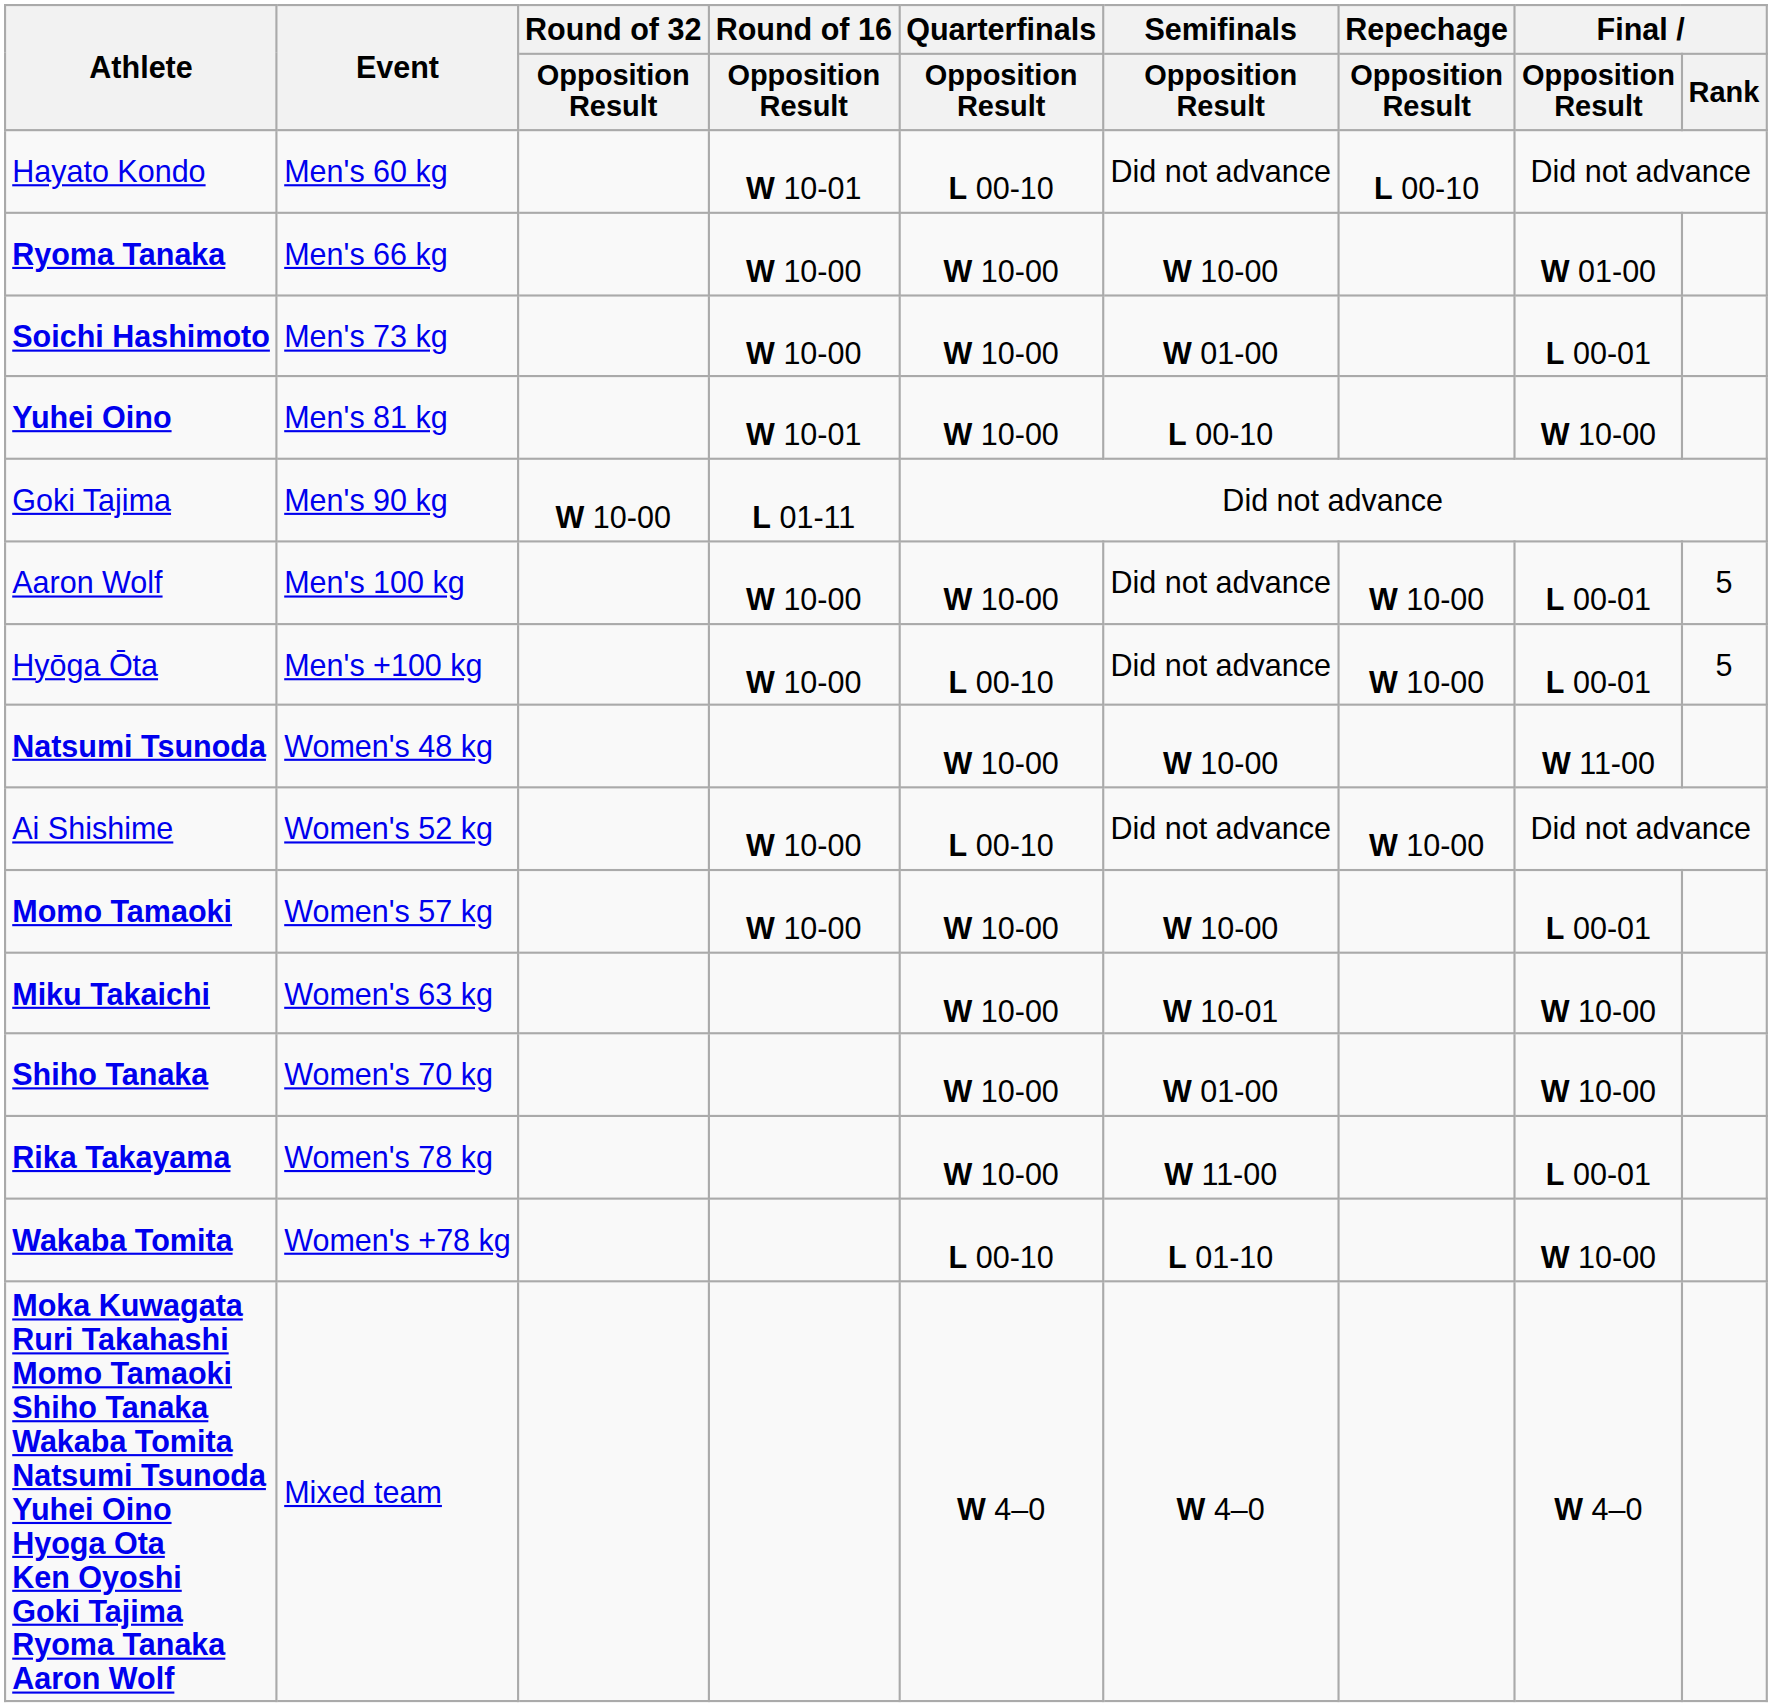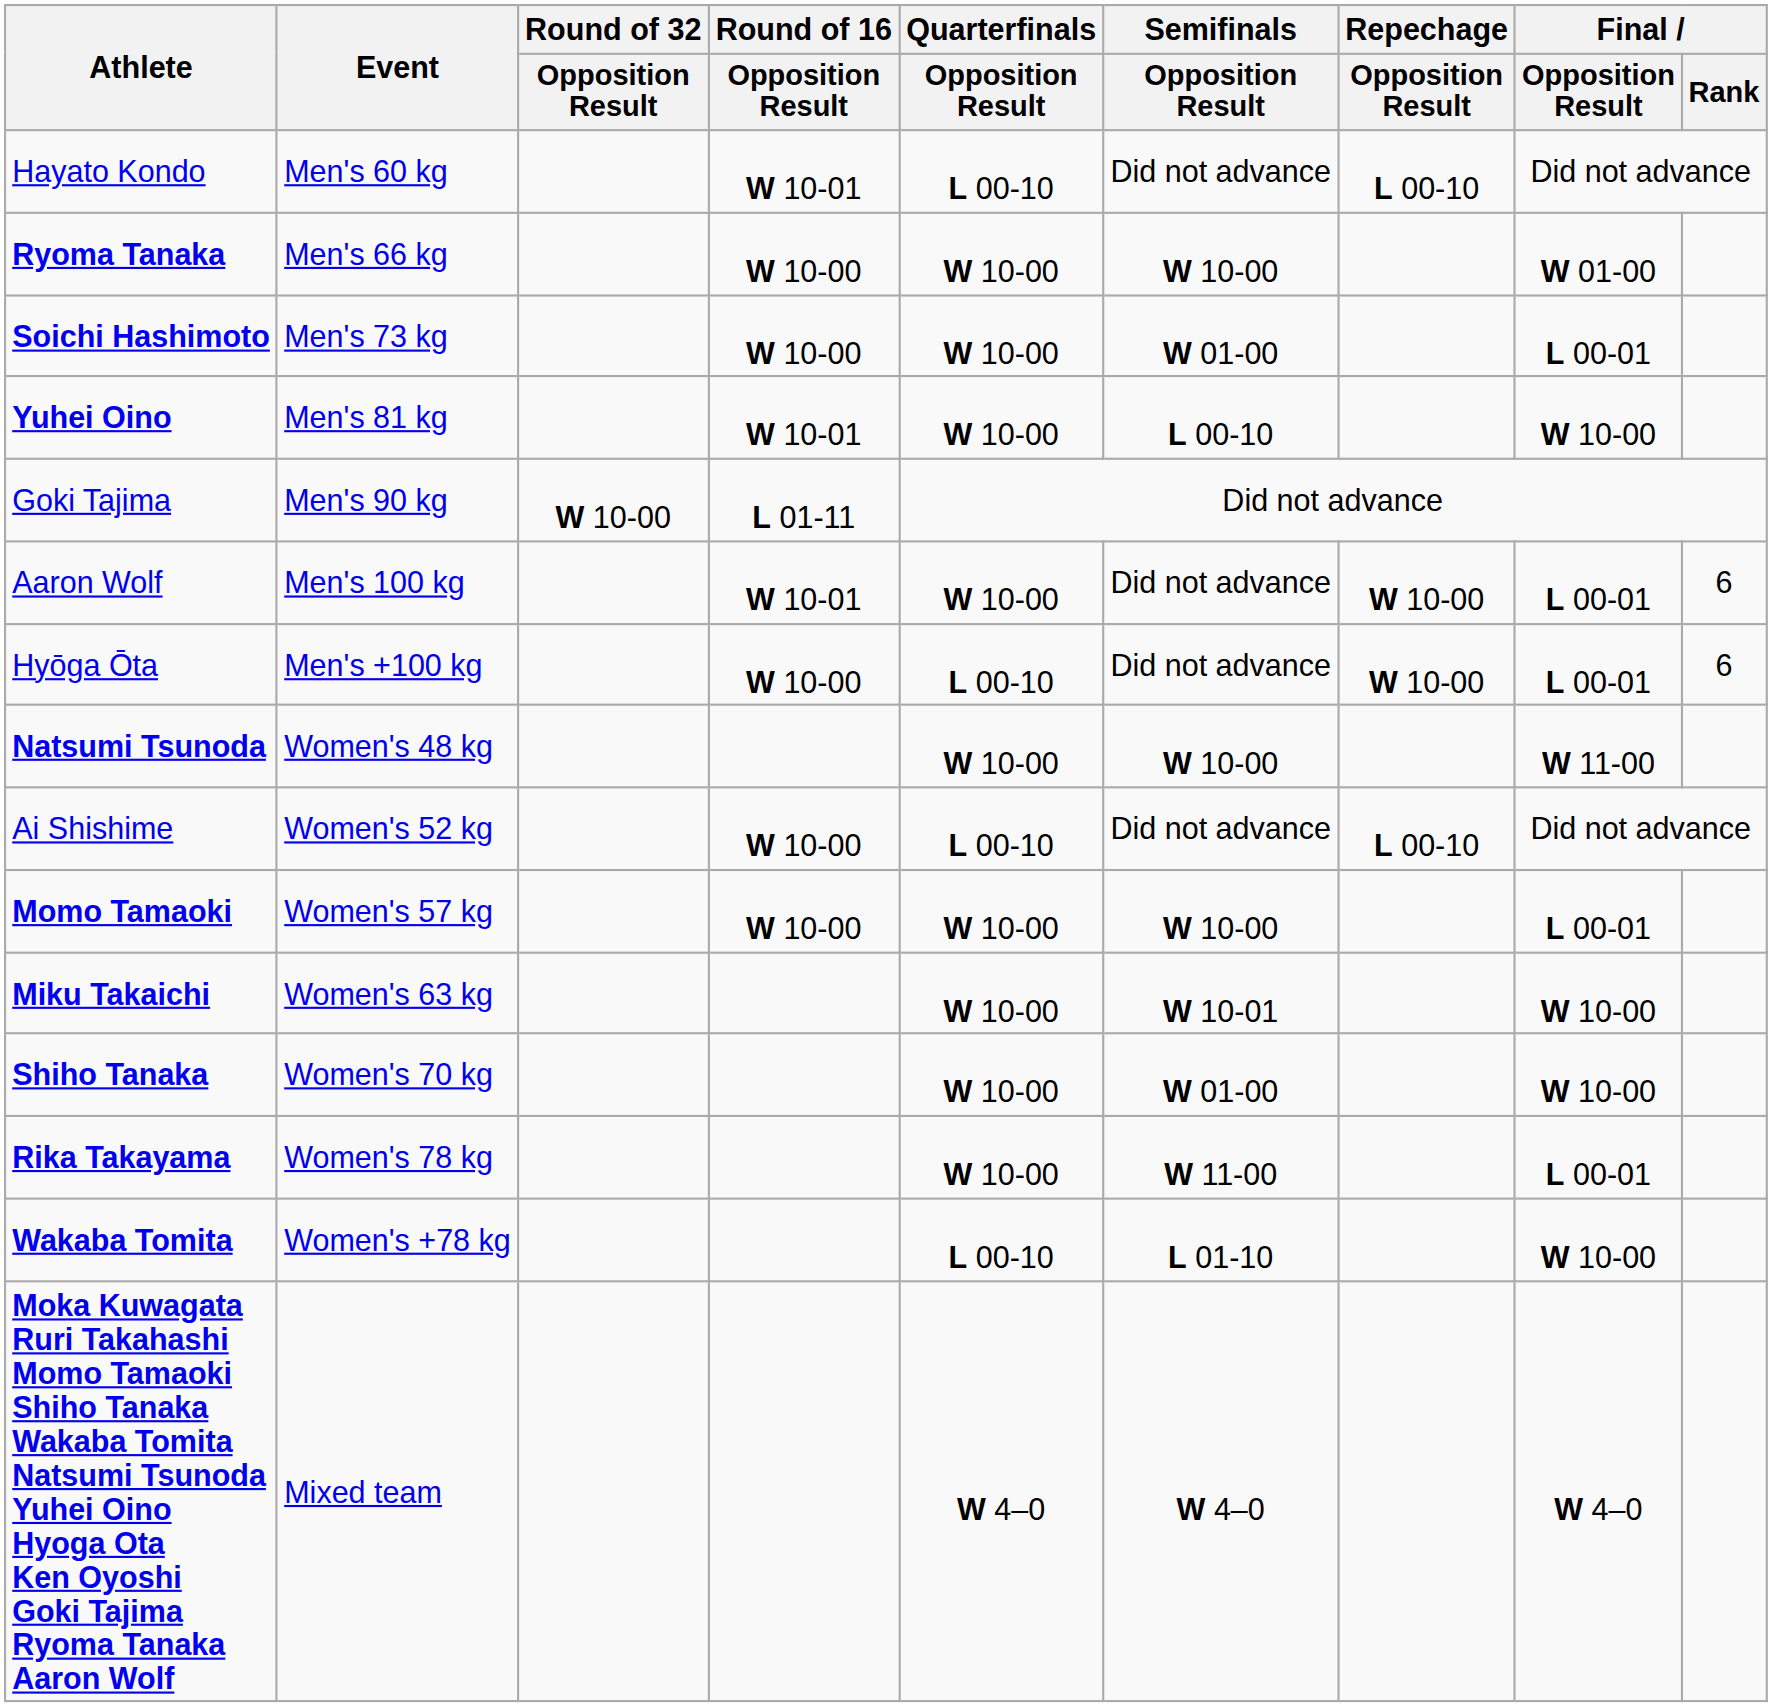(804, 600) W 10-00 -> (804, 600) W 10-01
(1724, 583) 5 -> (1724, 583) 6
(1724, 665) 5 -> (1724, 665) 6
(1427, 846) W 10-00 -> (1427, 846) L 00-10
